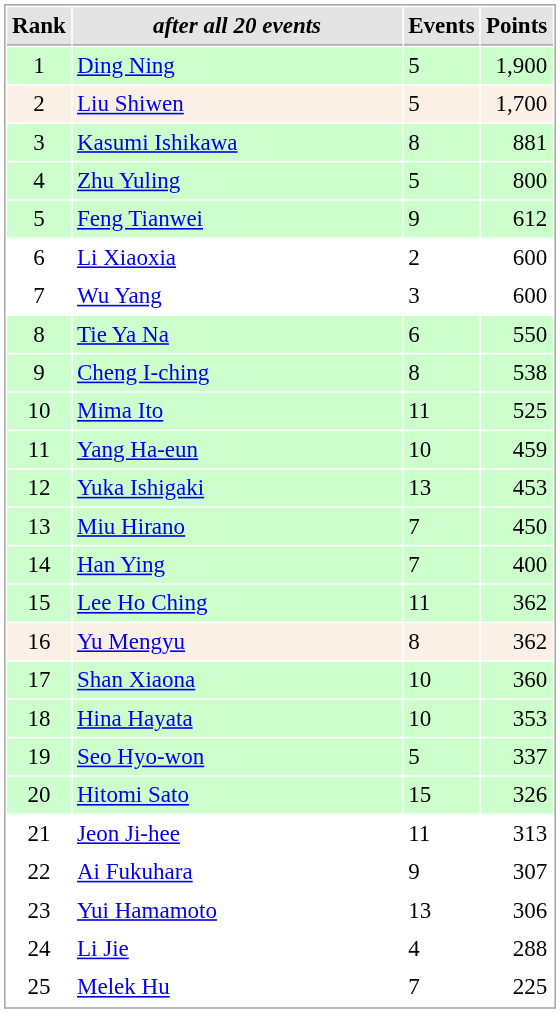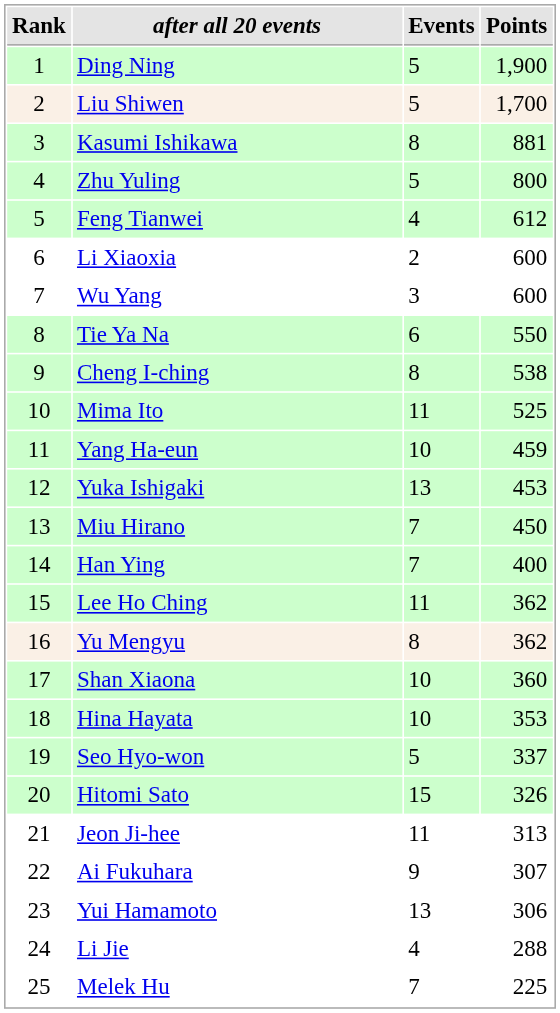(414, 218) 9 -> (414, 218) 4
